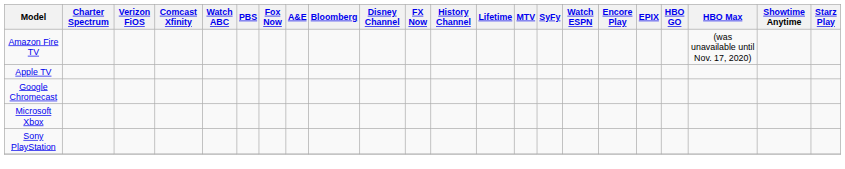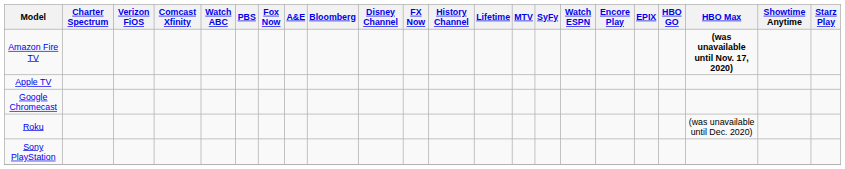(723, 47) normal -> (722, 52) bold
- row: (33, 116)
+ row: (33, 127)
